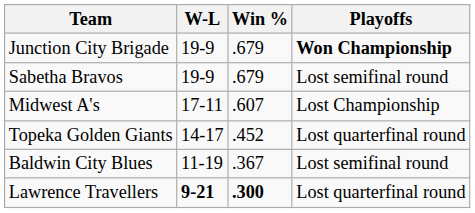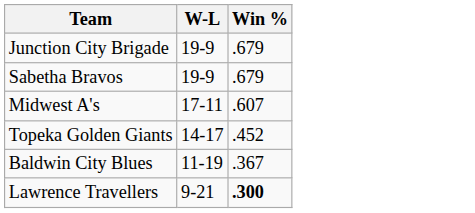- column: (381, 18)
(198, 192) bold -> (198, 192) normal
